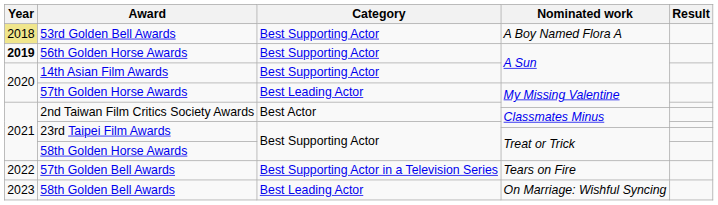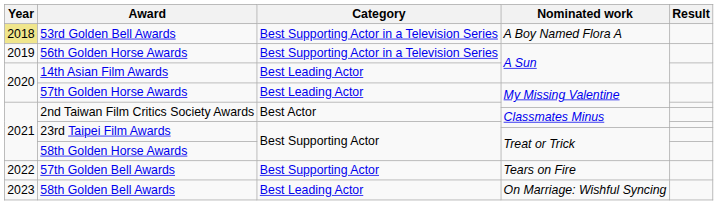(319, 33) Best Supporting Actor -> (379, 33) Best Supporting Actor in a Television Series
(21, 53) bold -> (21, 53) normal
(319, 53) Best Supporting Actor -> (379, 53) Best Supporting Actor in a Television Series
(319, 72) Best Supporting Actor -> (312, 72) Best Leading Actor
(379, 170) Best Supporting Actor in a Television Series -> (319, 170) Best Supporting Actor
